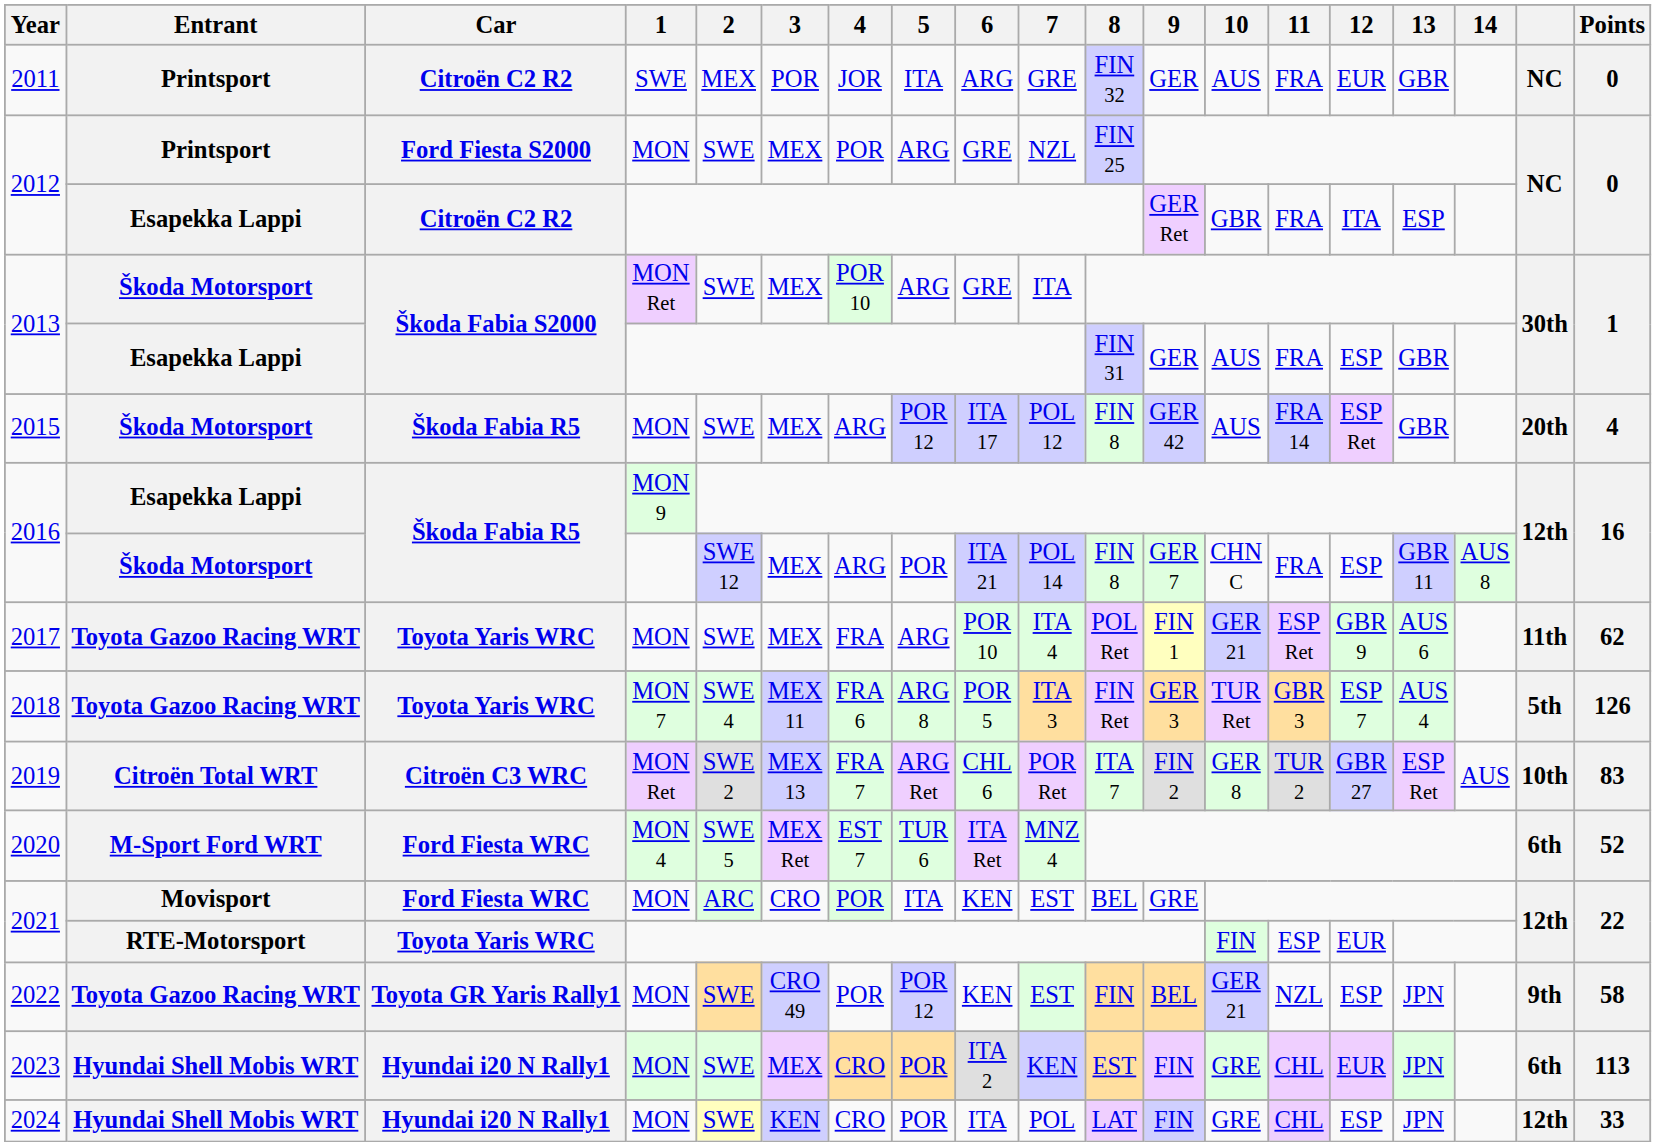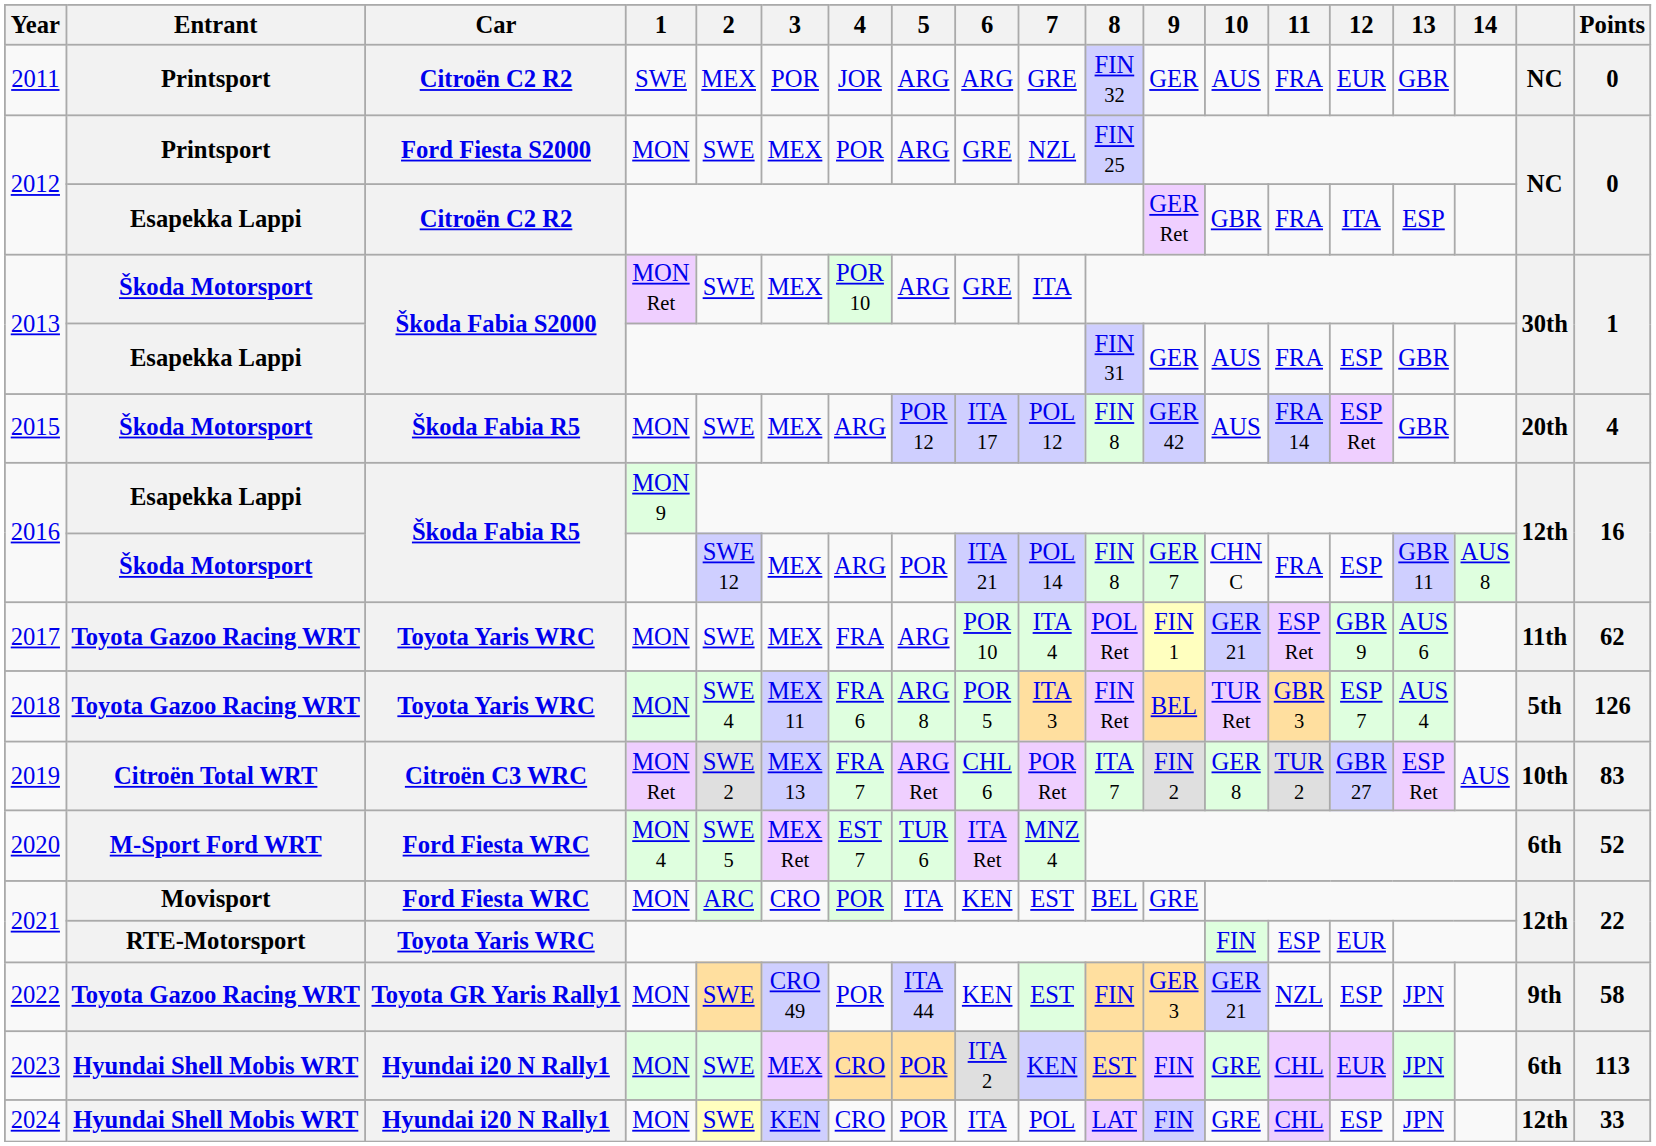(924, 79) ITA -> (924, 79) ARG
(661, 704) MON 7 -> (661, 705) MON
(1174, 704) GER 3 -> (1174, 705) BEL
(924, 994) POR 12 -> (924, 994) ITA 44
(1174, 995) BEL -> (1174, 994) GER 3
